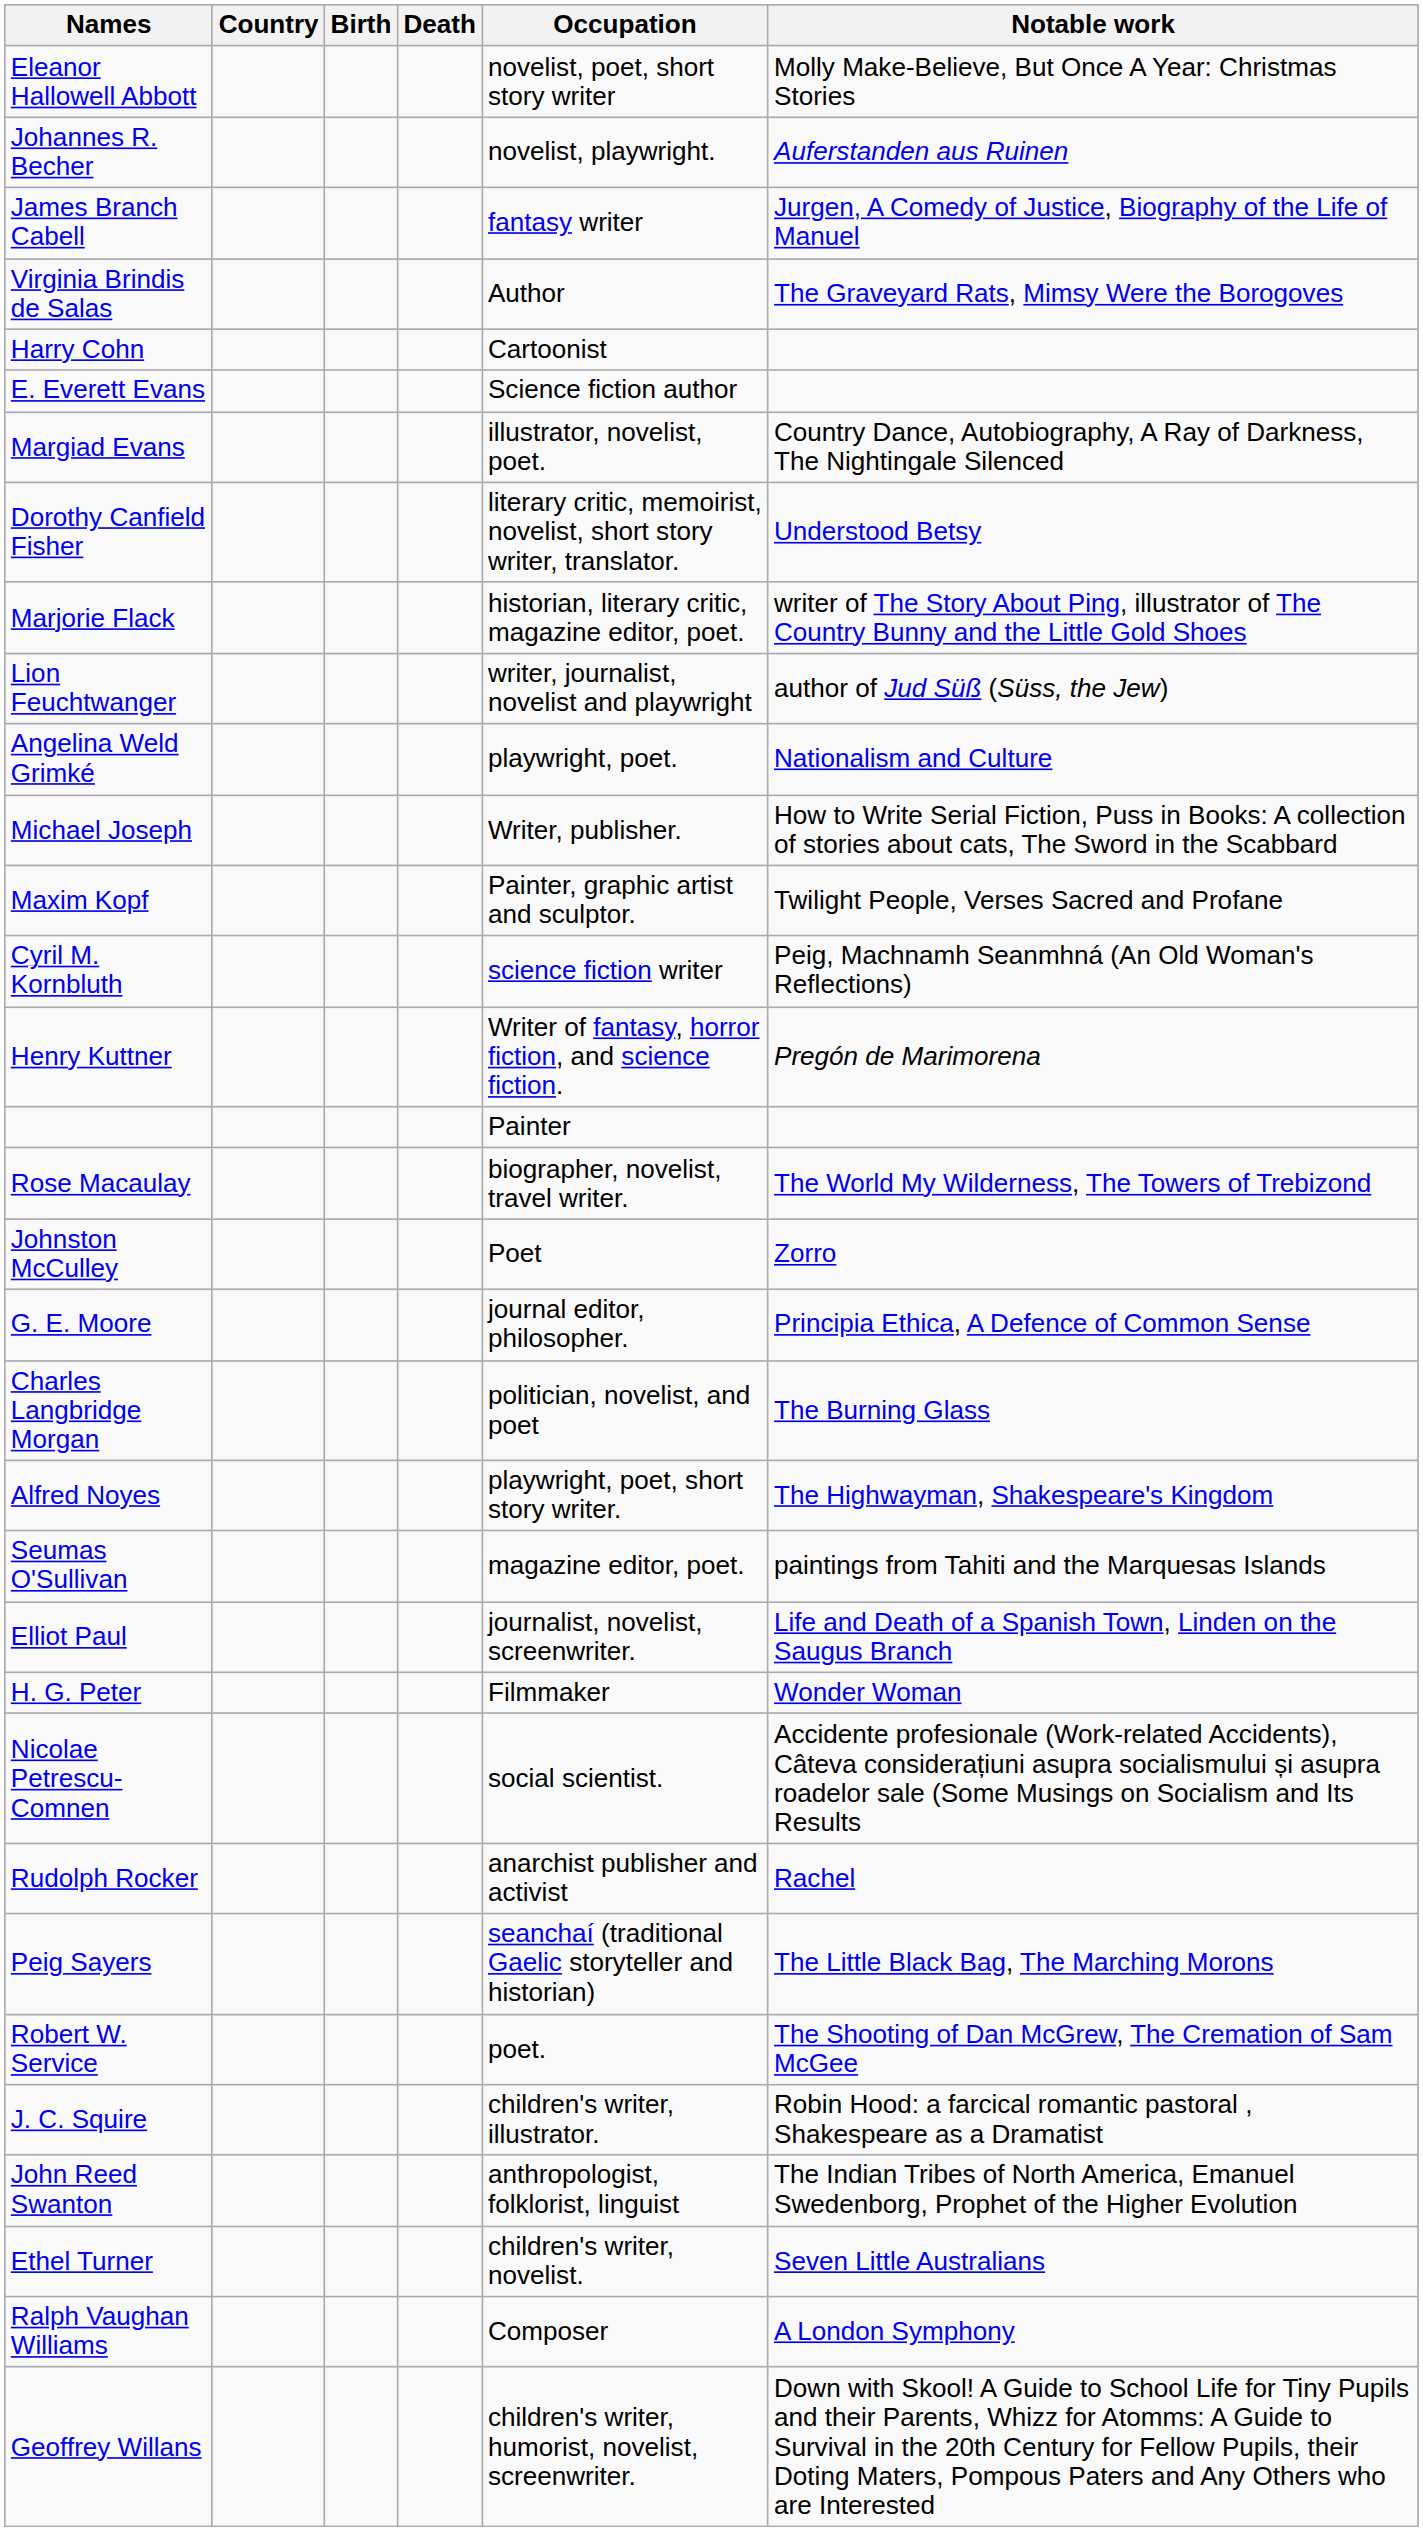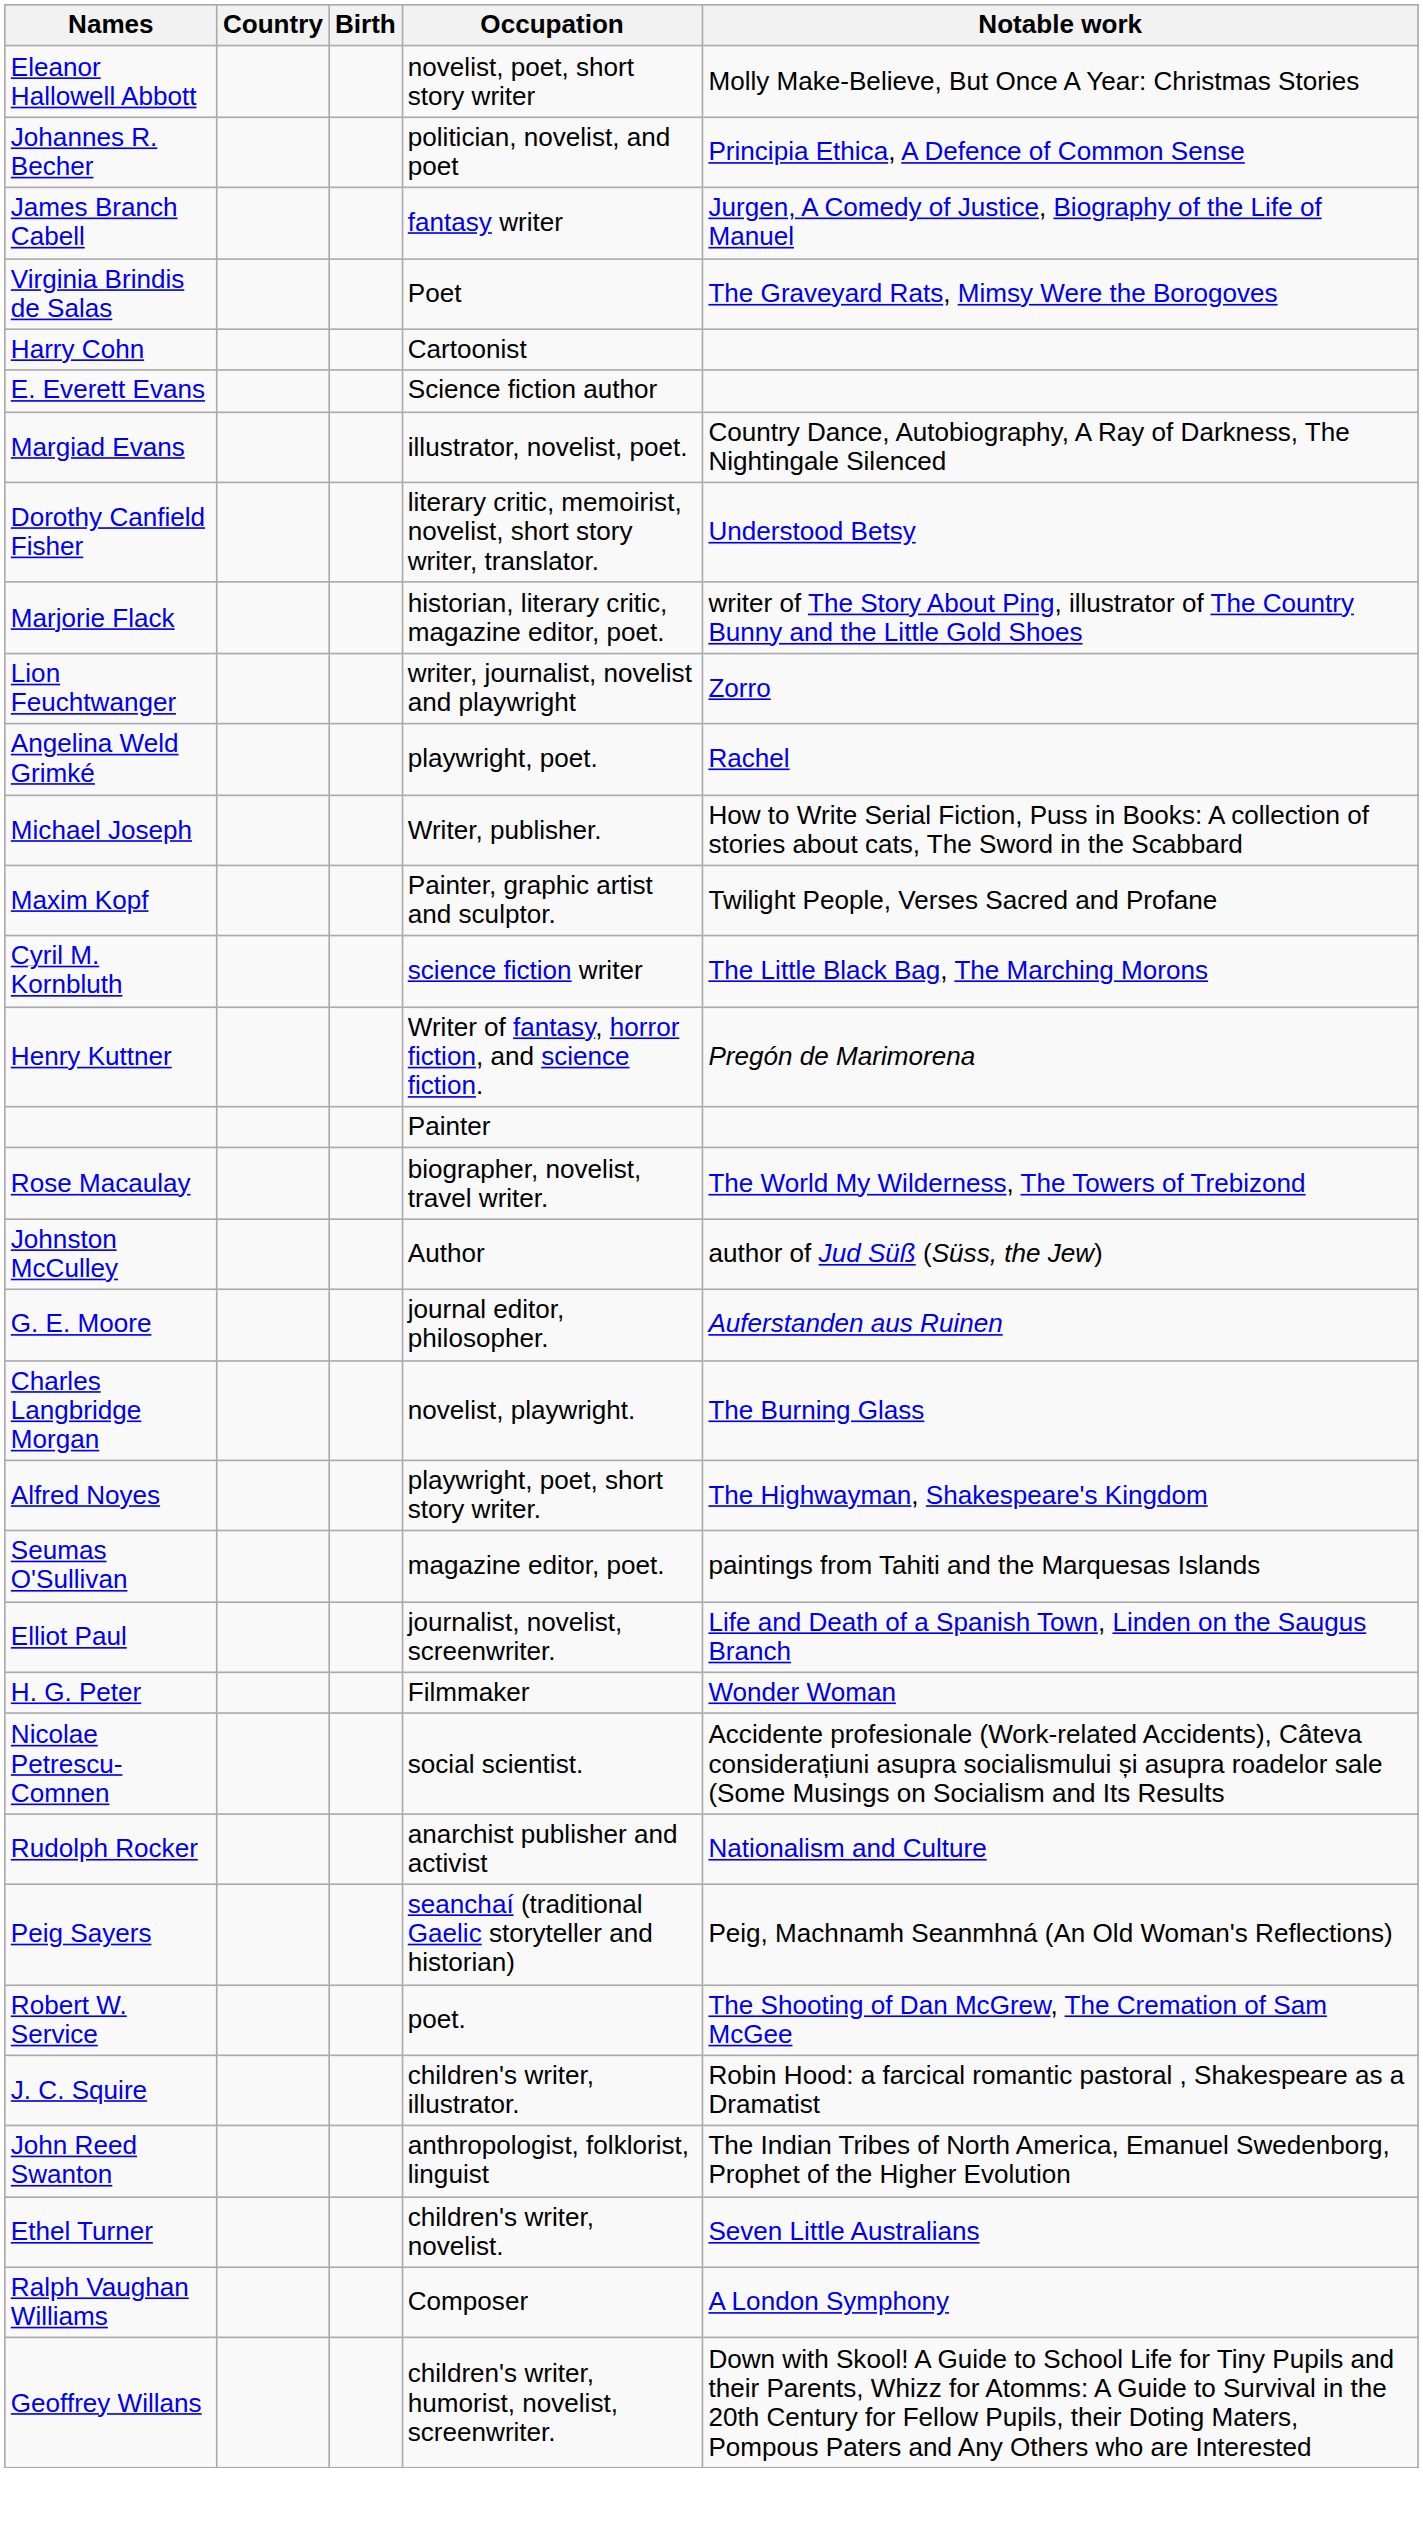- column: (440, 25)
(602, 151) novelist, playwright. -> (539, 151) politician, novelist, and poet
(921, 151) Auferstanden aus Ruinen -> (977, 151) Principia Ethica, A Defence of Common Sense
(526, 293) Author -> (435, 293) Poet
(971, 688) author of Jud Süß (Süss, the Jew) -> (740, 688) Zorro
(913, 758) Nationalism and Culture -> (749, 758) Rachel
(1044, 970) Peig, Machnamh Seanmhná (An Old Woman's Reflections) -> (958, 970) The Little Black Bag, The Marching Morons
(515, 1253) Poet -> (446, 1253) Author
(805, 1253) Zorro -> (906, 1253) author of Jud Süß (Süss, the Jew)
(1042, 1324) Principia Ethica, A Defence of Common Sense -> (856, 1324) Auferstanden aus Ruinen
(619, 1409) politician, novelist, and poet -> (522, 1409) novelist, playwright.
(815, 1878) Rachel -> (848, 1848) Nationalism and Culture
(1024, 1963) The Little Black Bag, The Marching Morons -> (1051, 1934) Peig, Machnamh Seanmhná (An Old Woman's Reflections)
